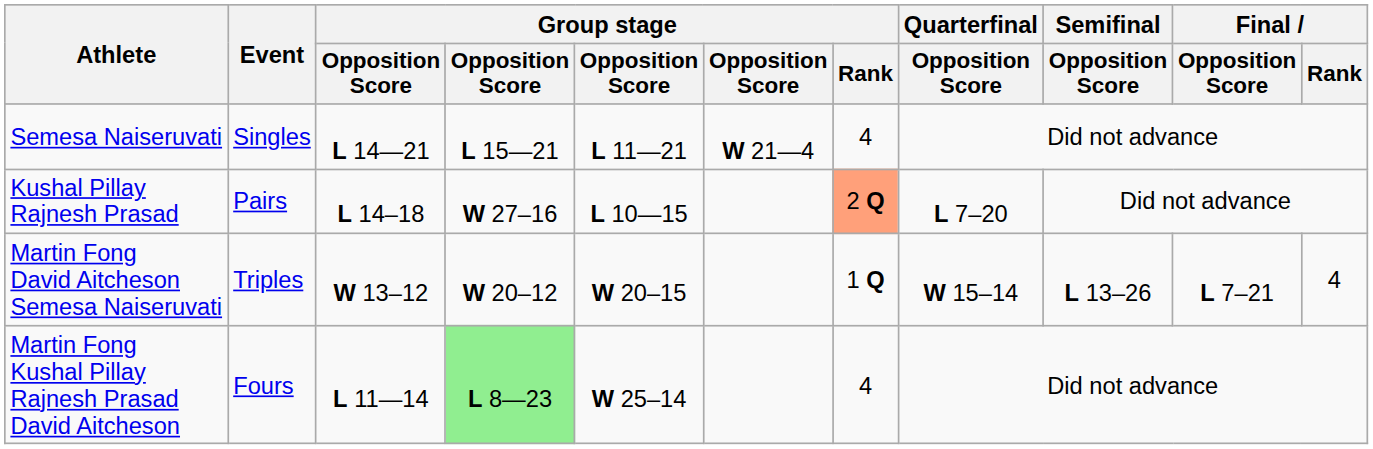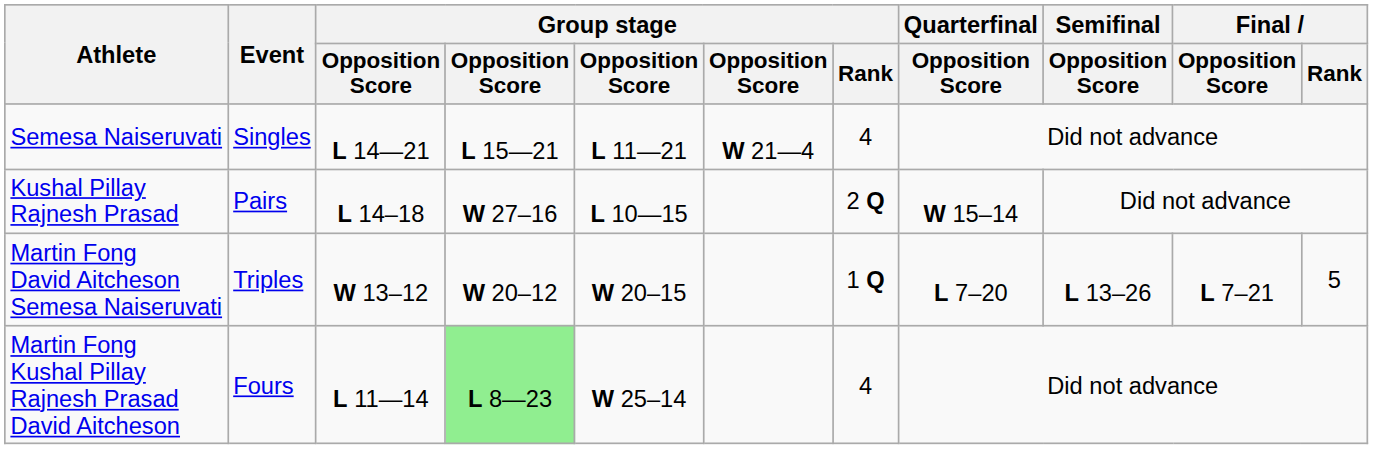(866, 201) lightsalmon background -> (866, 201) no background
(971, 215) L 7–20 -> (971, 215) W 15–14
(971, 293) W 15–14 -> (971, 293) L 7–20
(1334, 280) 4 -> (1334, 280) 5
